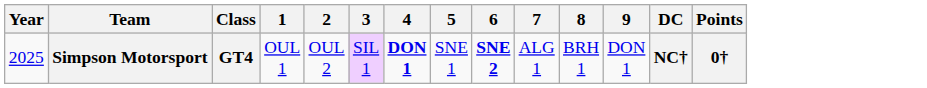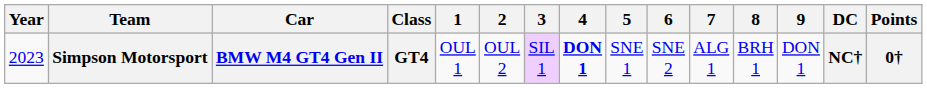+ column: (300, 18)
(26, 57) 2025 -> (26, 57) 2023
(493, 57) bold -> (668, 57) normal
